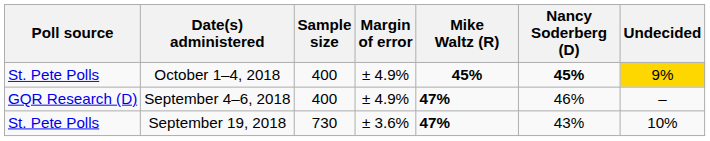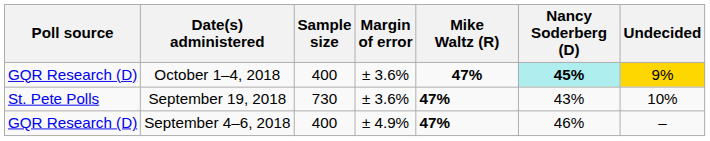(54, 74) St. Pete Polls -> (73, 74) GQR Research (D)
(386, 74) ± 4.9% -> (386, 74) ± 3.6%
(467, 74) 45% -> (467, 74) 47%
(569, 74) no background -> (569, 74) paleturquoise background
rows swapped: (217, 123) <-> (217, 98)
